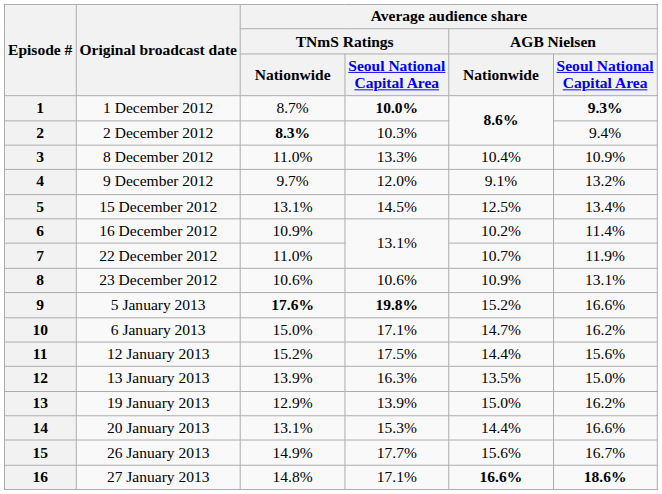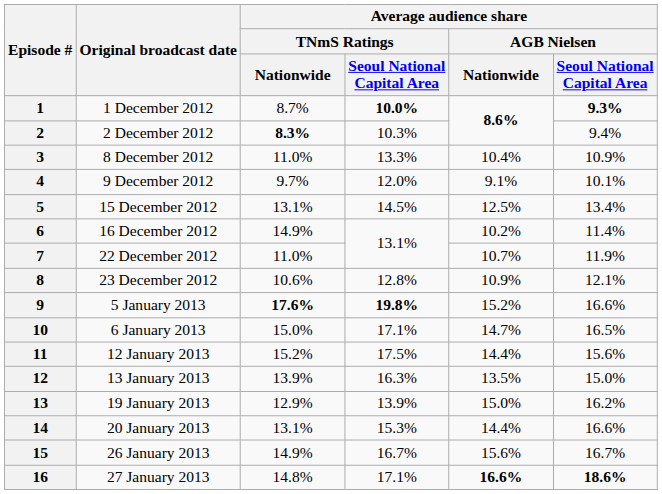(605, 181) 13.2% -> (605, 181) 10.1%
(293, 231) 10.9% -> (293, 231) 14.9%
(397, 280) 10.6% -> (397, 280) 12.8%
(605, 280) 13.1% -> (605, 280) 12.1%
(605, 329) 16.2% -> (605, 329) 16.5%
(397, 452) 17.7% -> (397, 452) 16.7%
